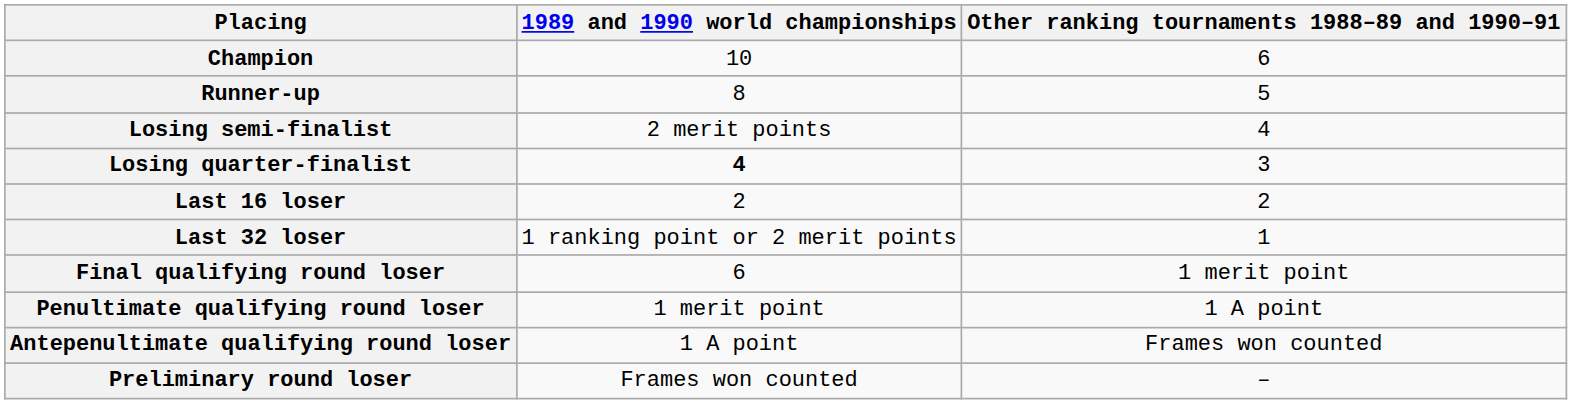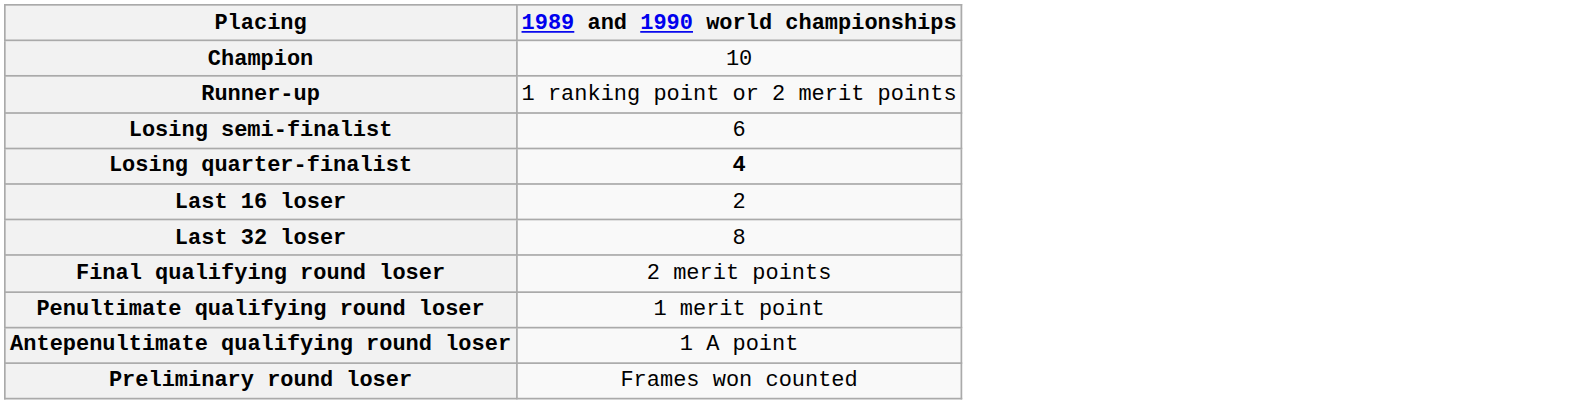- column: (1264, 23)
(739, 94) 8 -> (739, 94) 1 ranking point or 2 merit points
(739, 130) 2 merit points -> (739, 130) 6
(739, 238) 1 ranking point or 2 merit points -> (739, 238) 8
(739, 273) 6 -> (739, 273) 2 merit points
